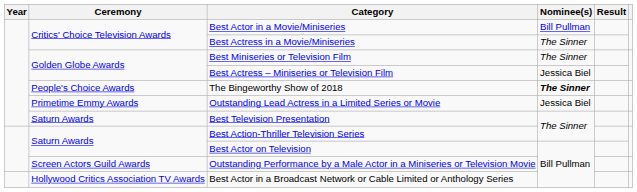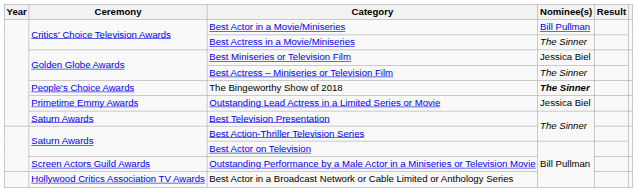(564, 57) The Sinner -> (565, 57) Jessica Biel
(565, 73) Jessica Biel -> (564, 73) The Sinner
